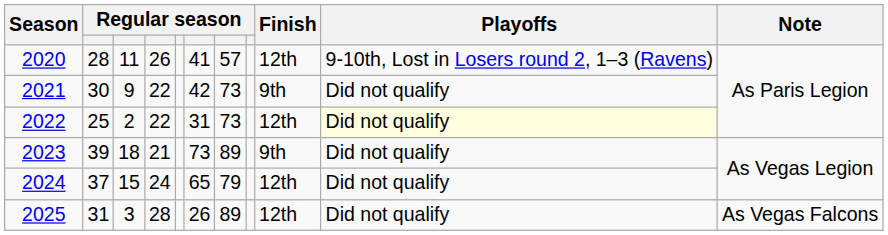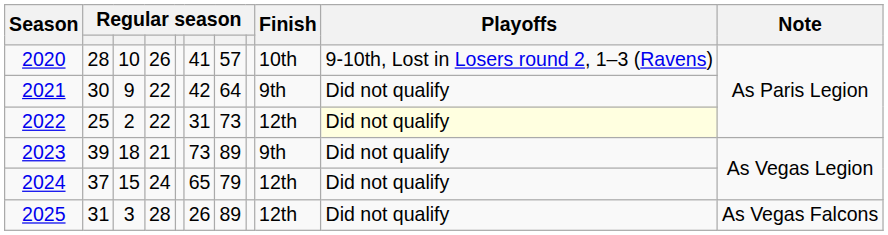(129, 59) 11 -> (129, 59) 10
(278, 59) 12th -> (278, 59) 10th
(230, 90) 73 -> (230, 90) 64
